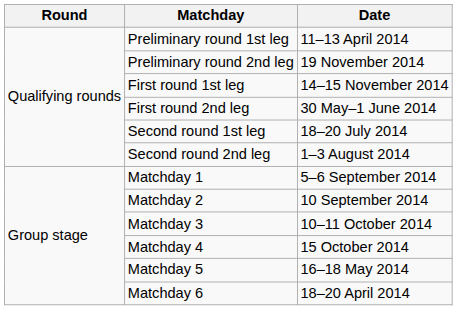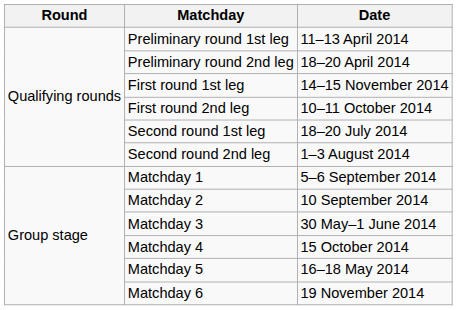(362, 62) 19 November 2014 -> (355, 62) 18–20 April 2014
(368, 108) 30 May–1 June 2014 -> (366, 108) 10–11 October 2014
(366, 223) 10–11 October 2014 -> (368, 223) 30 May–1 June 2014
(355, 293) 18–20 April 2014 -> (362, 293) 19 November 2014
